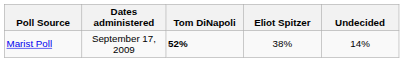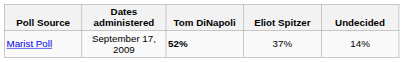(282, 44) 38% -> (282, 44) 37%
